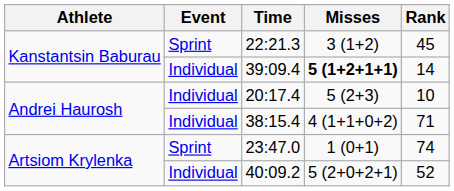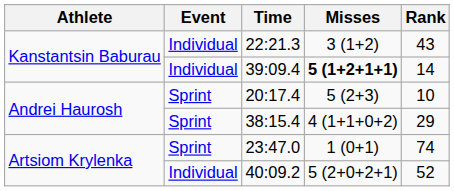(190, 44) Sprint -> (203, 44) Individual
(425, 44) 45 -> (425, 44) 43
(203, 96) Individual -> (190, 96) Sprint
(203, 122) Individual -> (190, 122) Sprint
(425, 122) 71 -> (425, 122) 29
